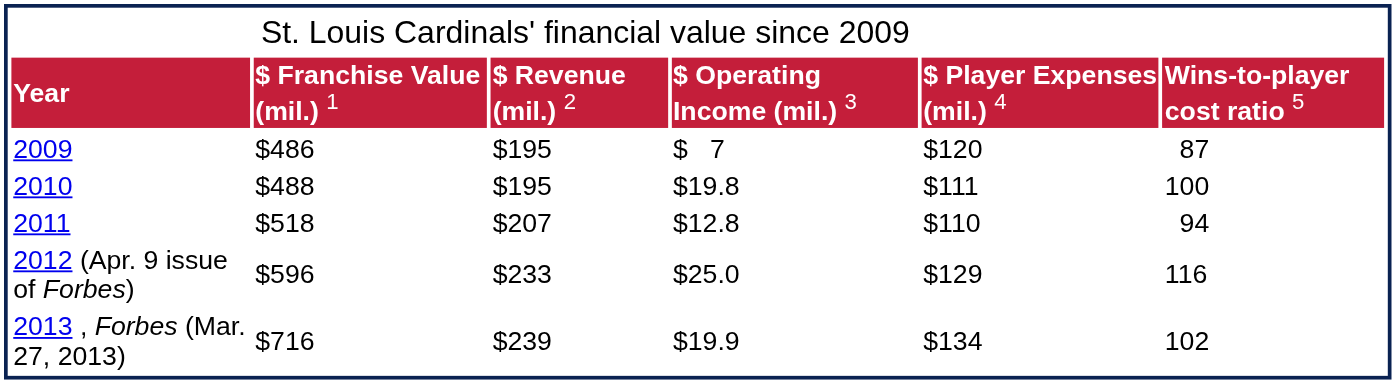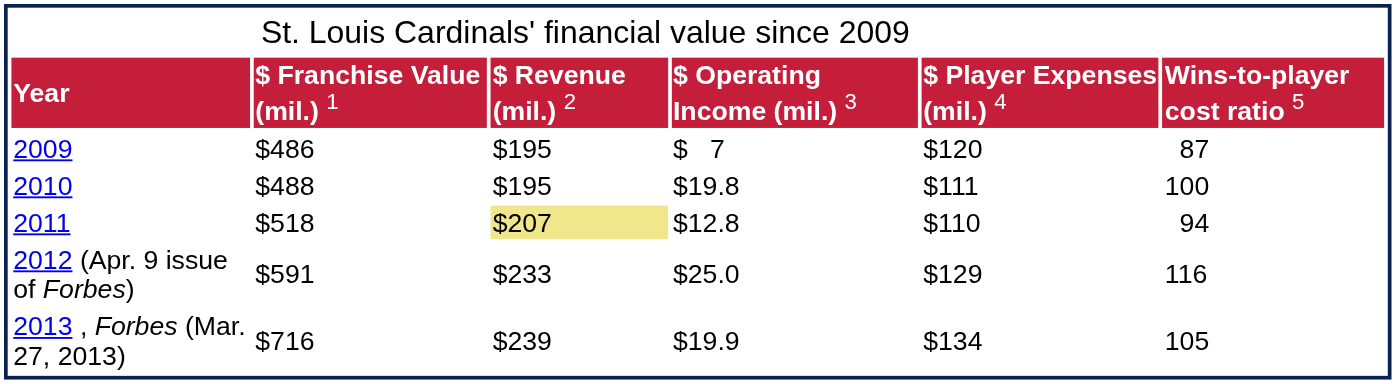(522, 222) no background -> (522, 222) khaki background
(285, 274) $596 -> (285, 274) $591
(1187, 340) 102 -> (1187, 340) 105
